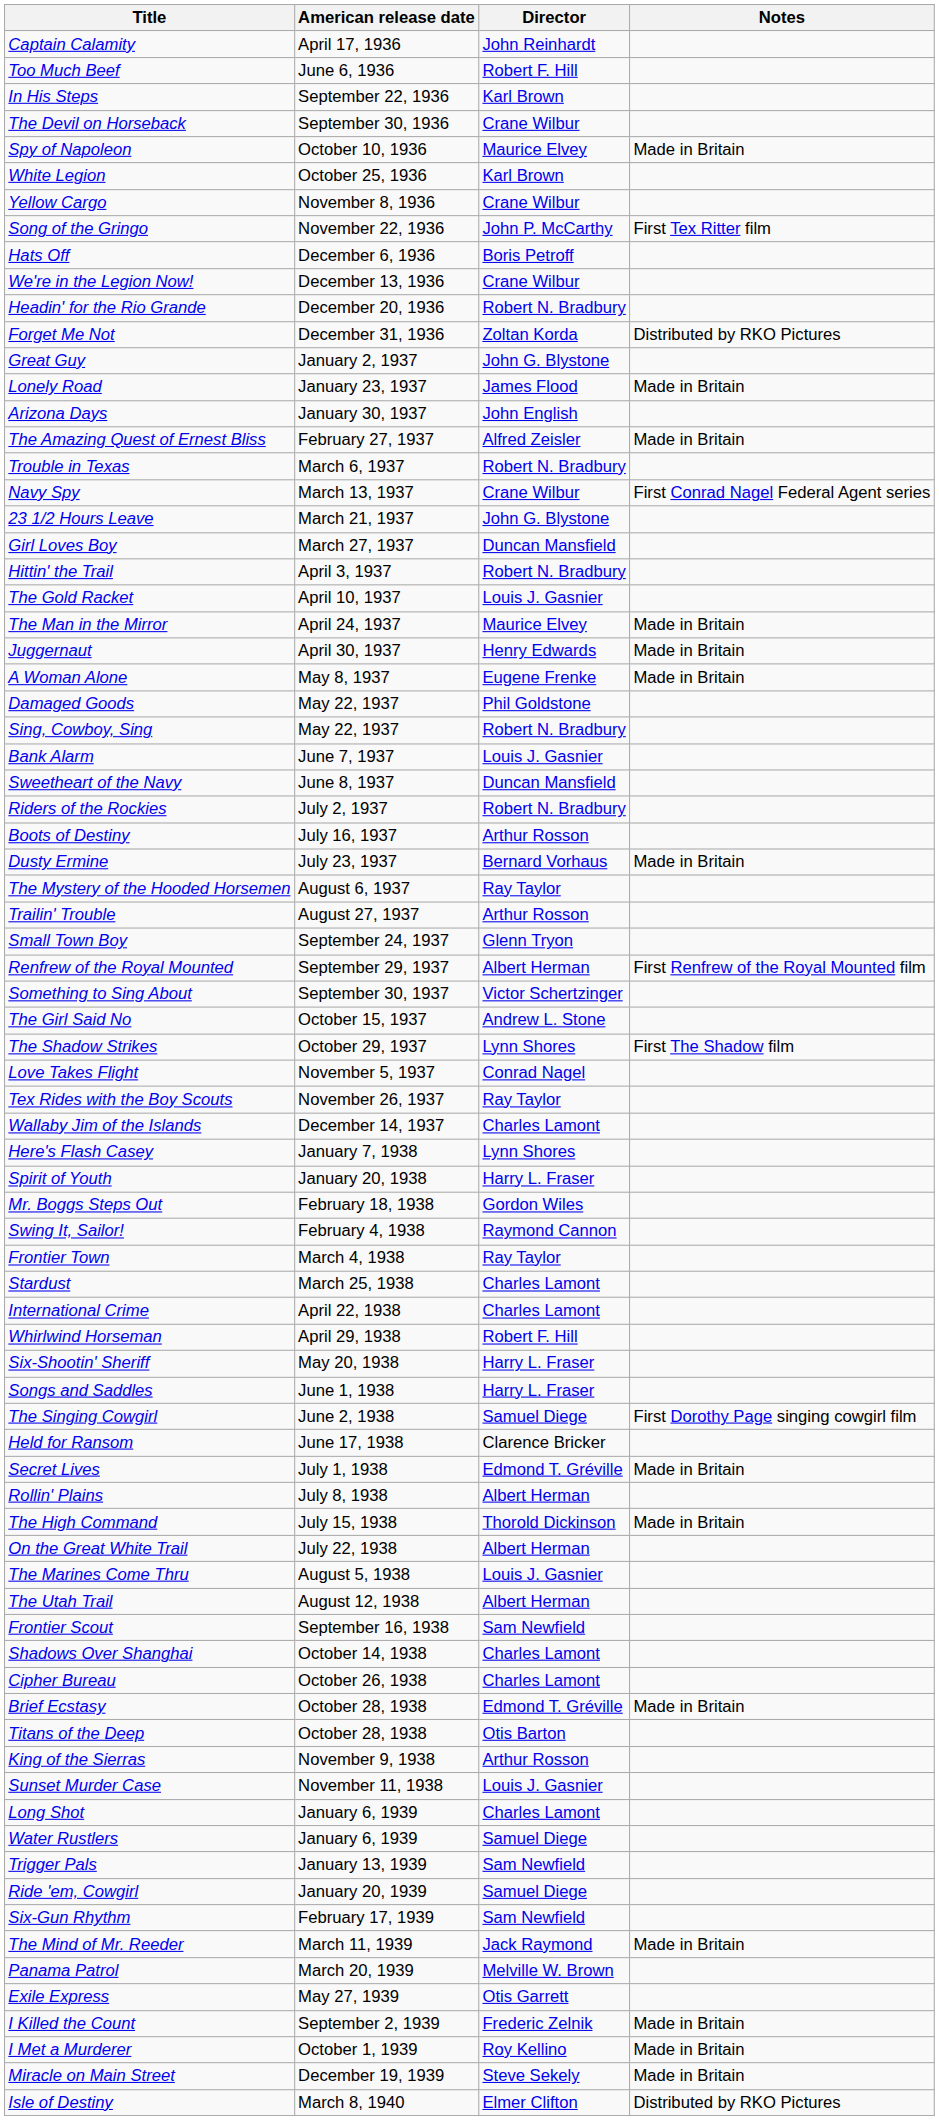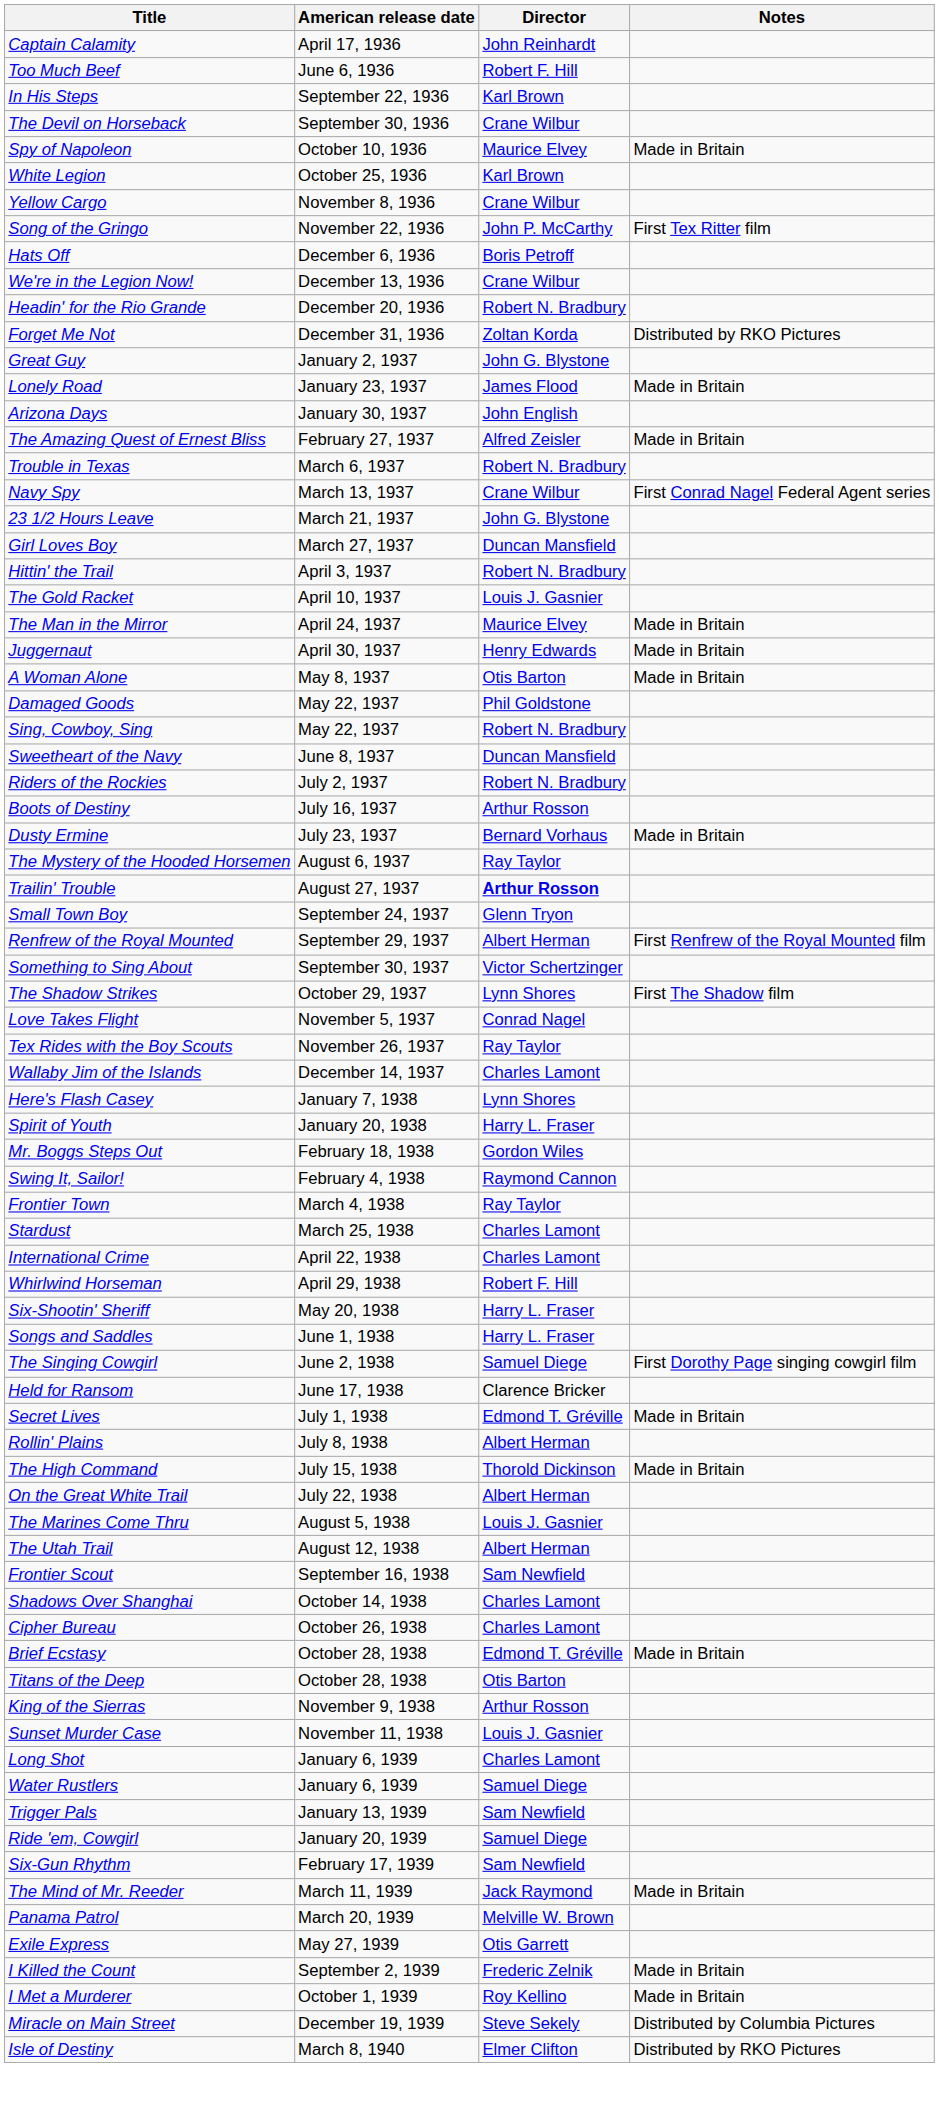(539, 677) Eugene Frenke -> (524, 677) Otis Barton
- row: (51, 756)
(536, 914) normal -> (541, 888) bold
- row: (70, 1020)
(689, 2076) Made in Britain -> (754, 2023) Distributed by Columbia Pictures
